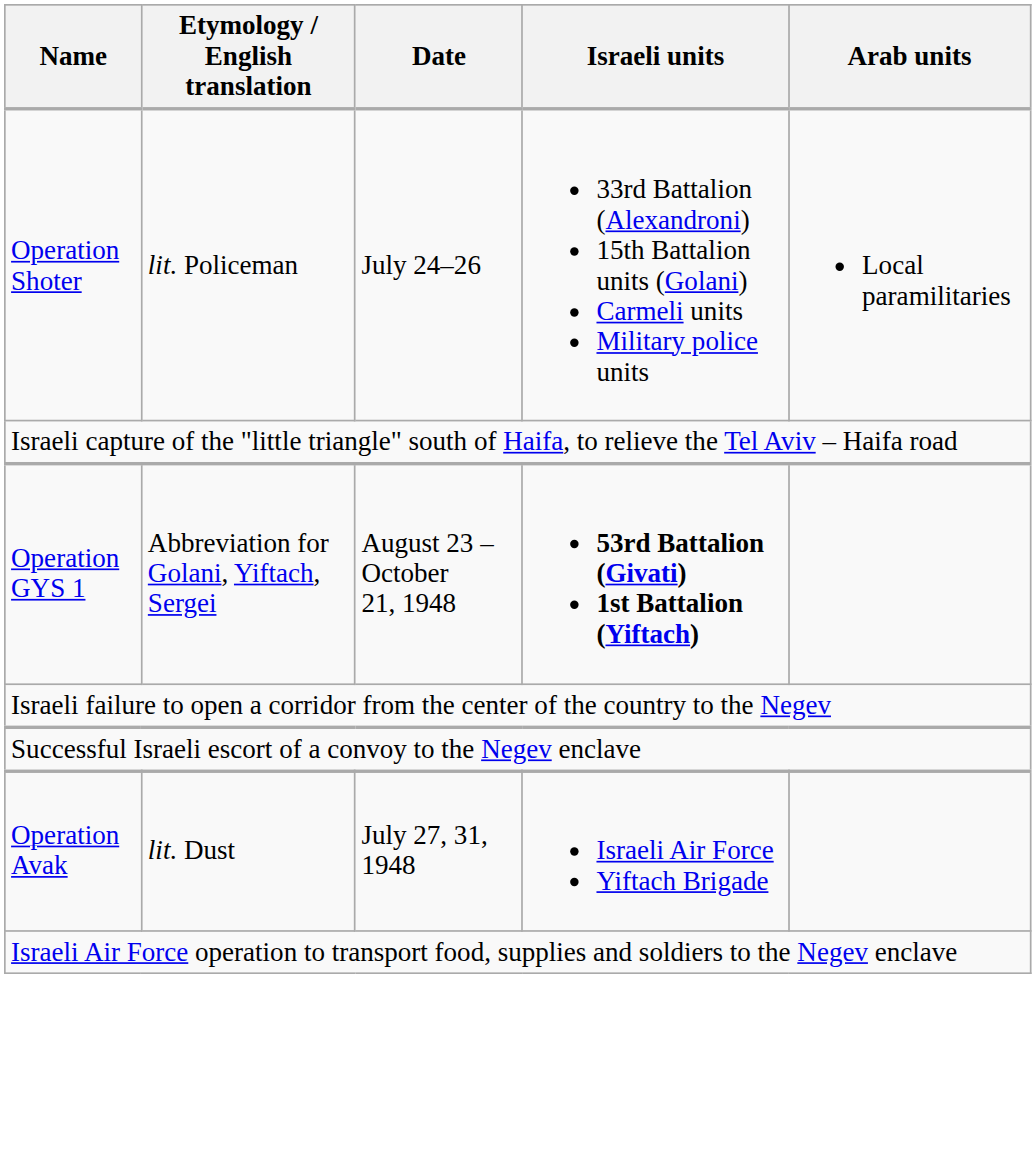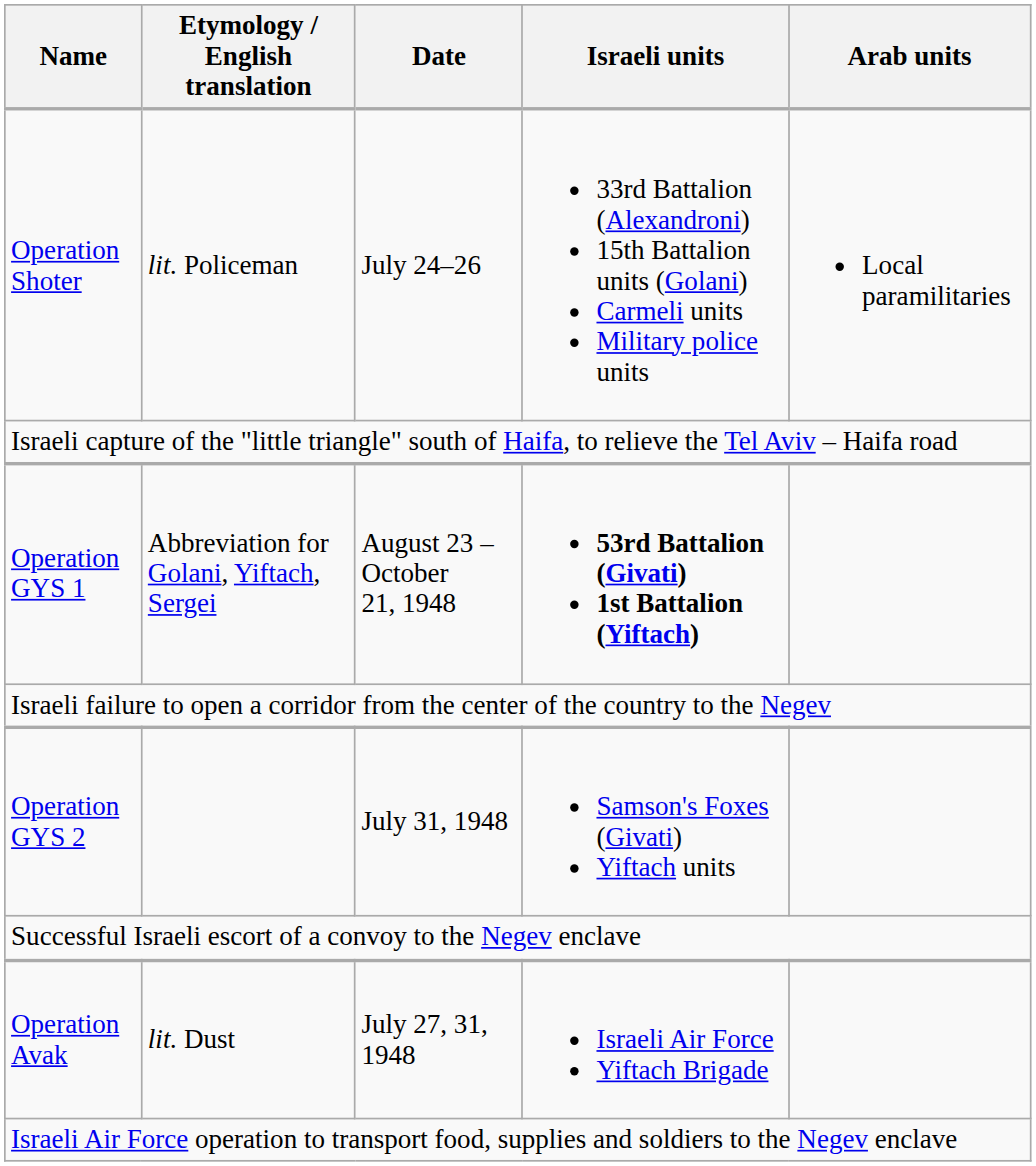+ row: (65, 821)
